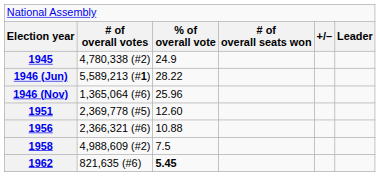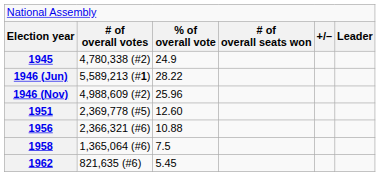(115, 94) 1,365,064 (#6) -> (115, 94) 4,988,609 (#2)
(115, 146) 4,988,609 (#2) -> (115, 146) 1,365,064 (#6)
(166, 163) bold -> (166, 163) normal
